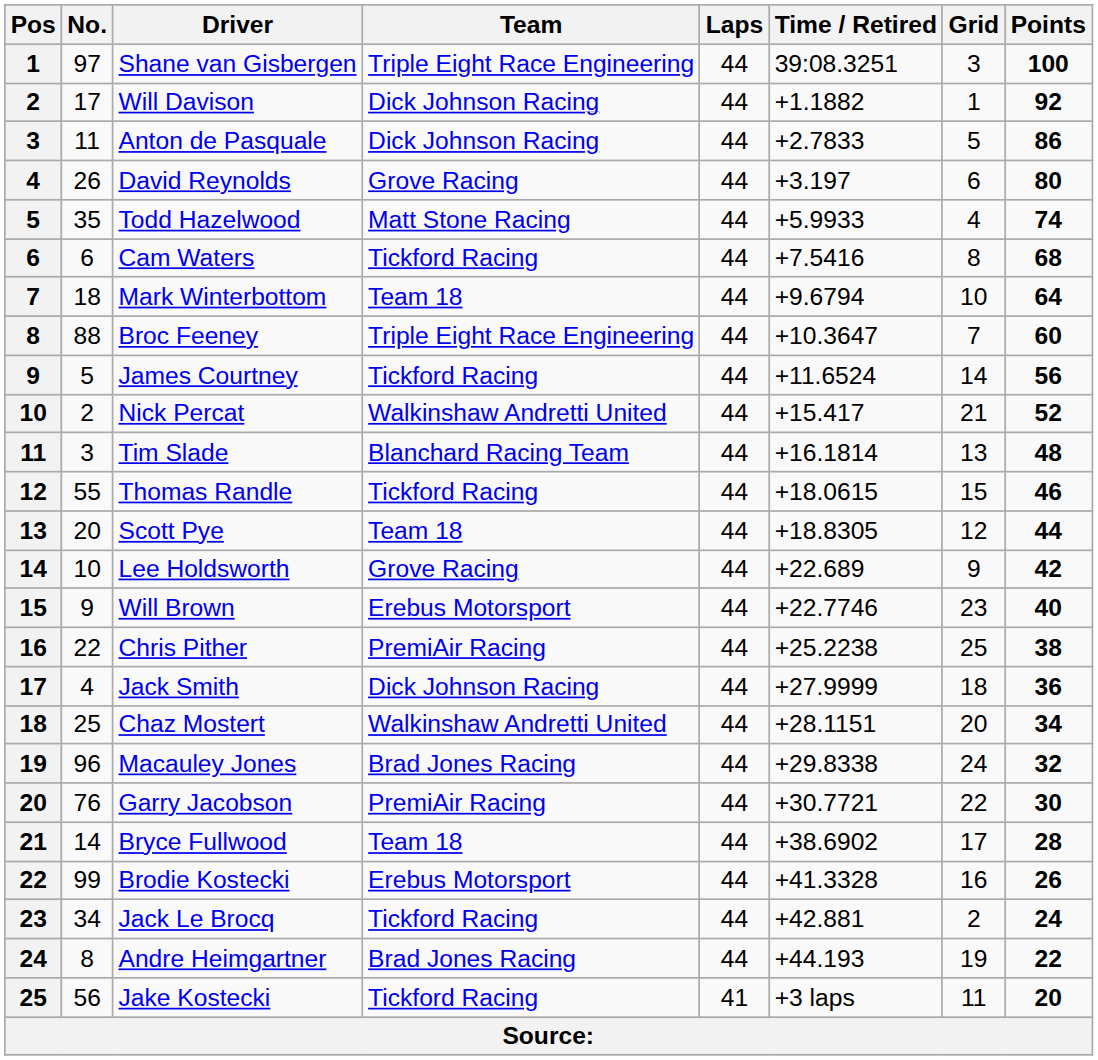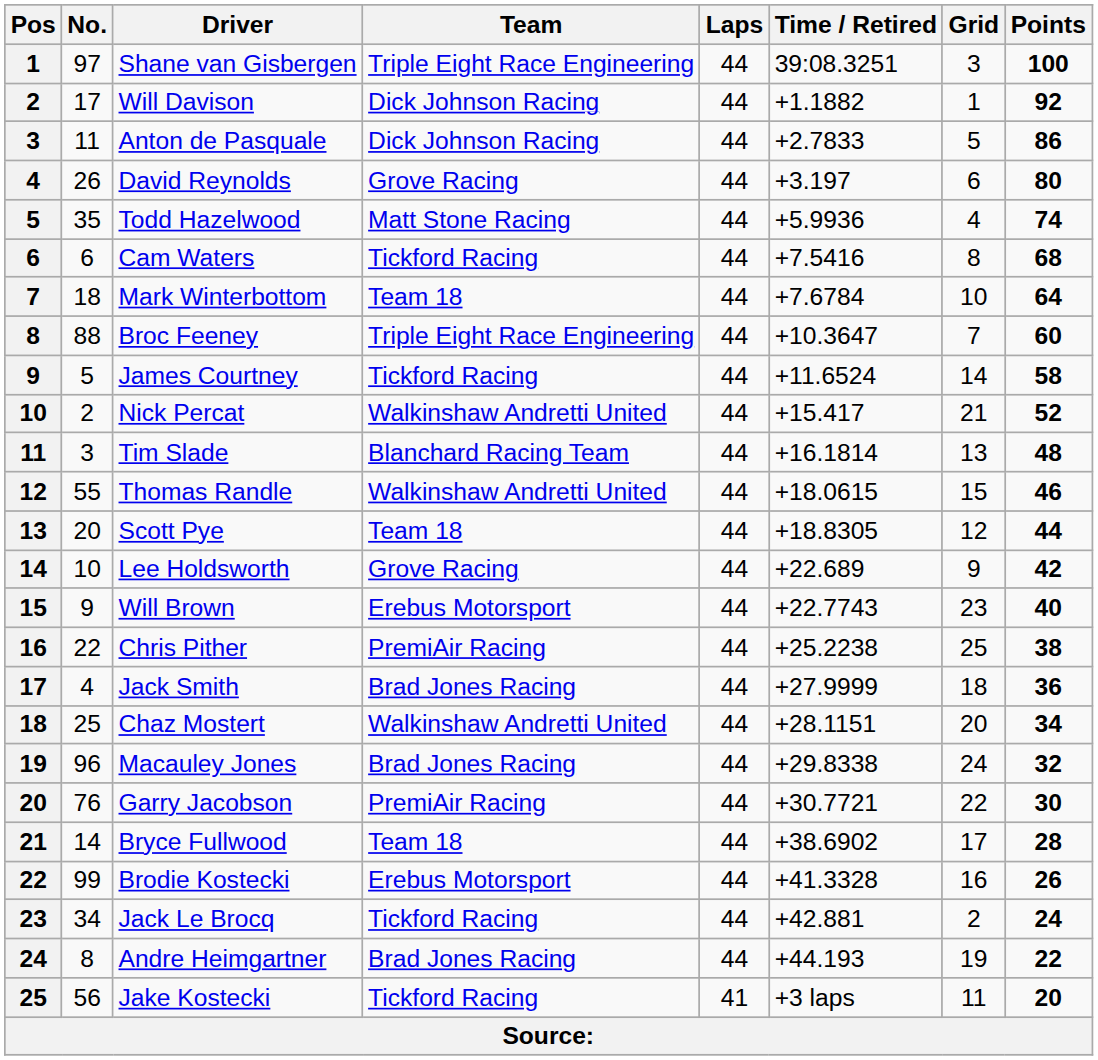(819, 219) +5.9933 -> (819, 219) +5.9936
(819, 297) +9.6794 -> (819, 297) +7.6784
(1048, 375) 56 -> (1048, 375) 58
(453, 492) Tickford Racing -> (517, 492) Walkinshaw Andretti United
(826, 608) +22.7746 -> (826, 608) +22.7743
(484, 686) Dick Johnson Racing -> (472, 686) Brad Jones Racing
